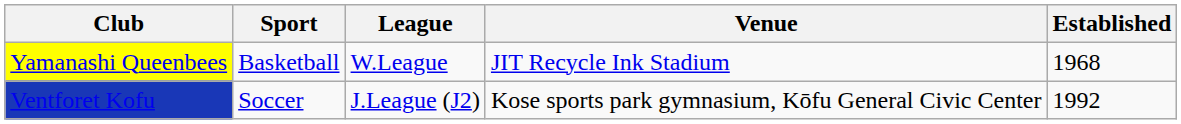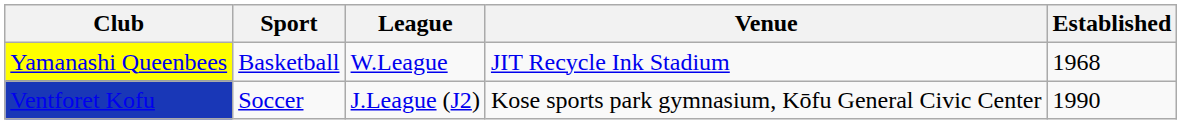(1077, 99) 1992 -> (1077, 99) 1990
